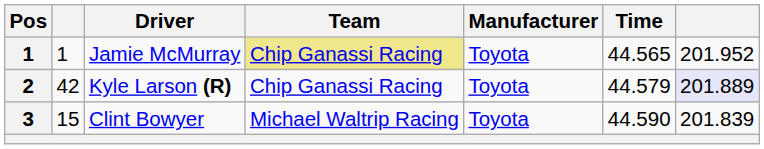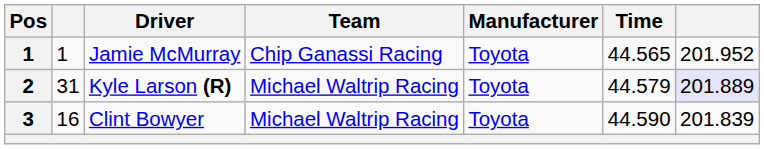(346, 54) khaki background -> (346, 54) no background
(68, 86) 42 -> (68, 86) 31
(346, 86) Chip Ganassi Racing -> (354, 86) Michael Waltrip Racing
(68, 119) 15 -> (68, 119) 16
